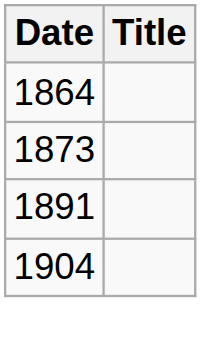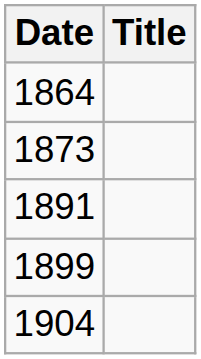+ row: (54, 265)
